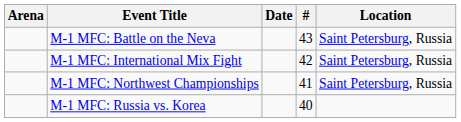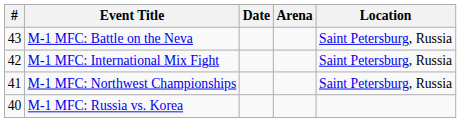columns swapped: (306, 16) <-> (26, 16)
